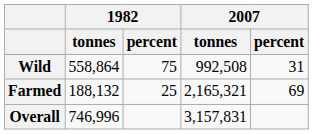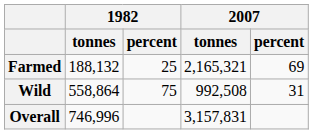rows swapped: (35, 66) <-> (35, 91)
